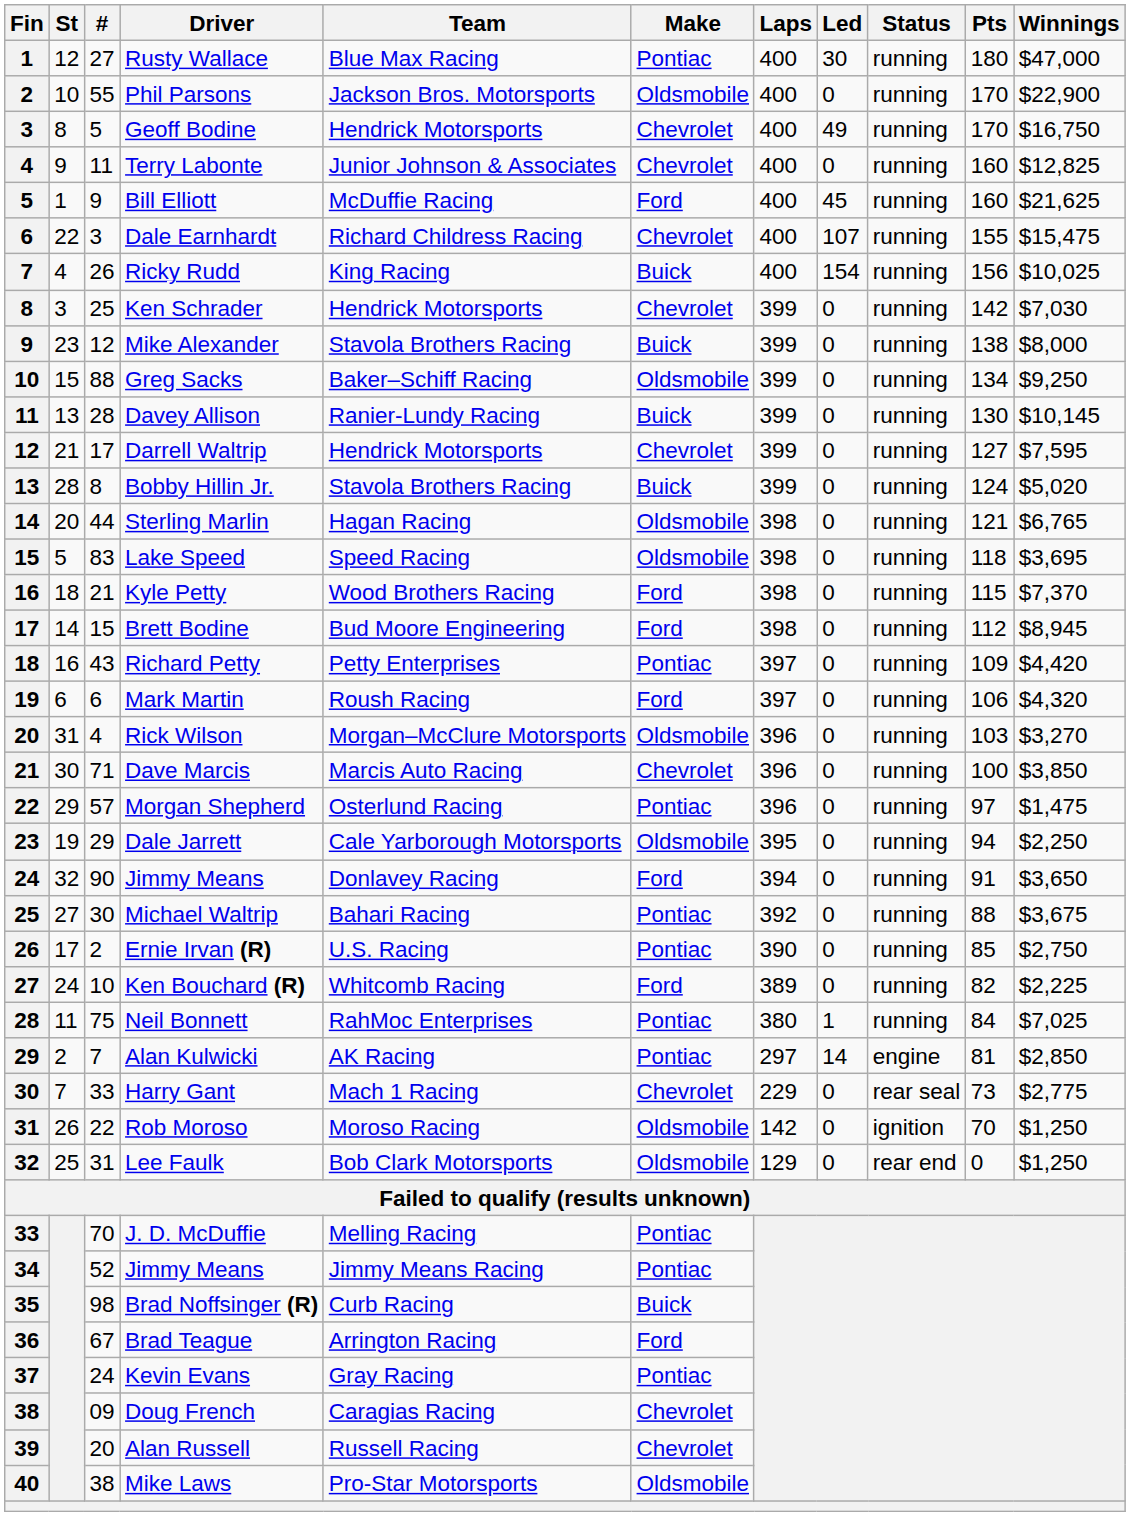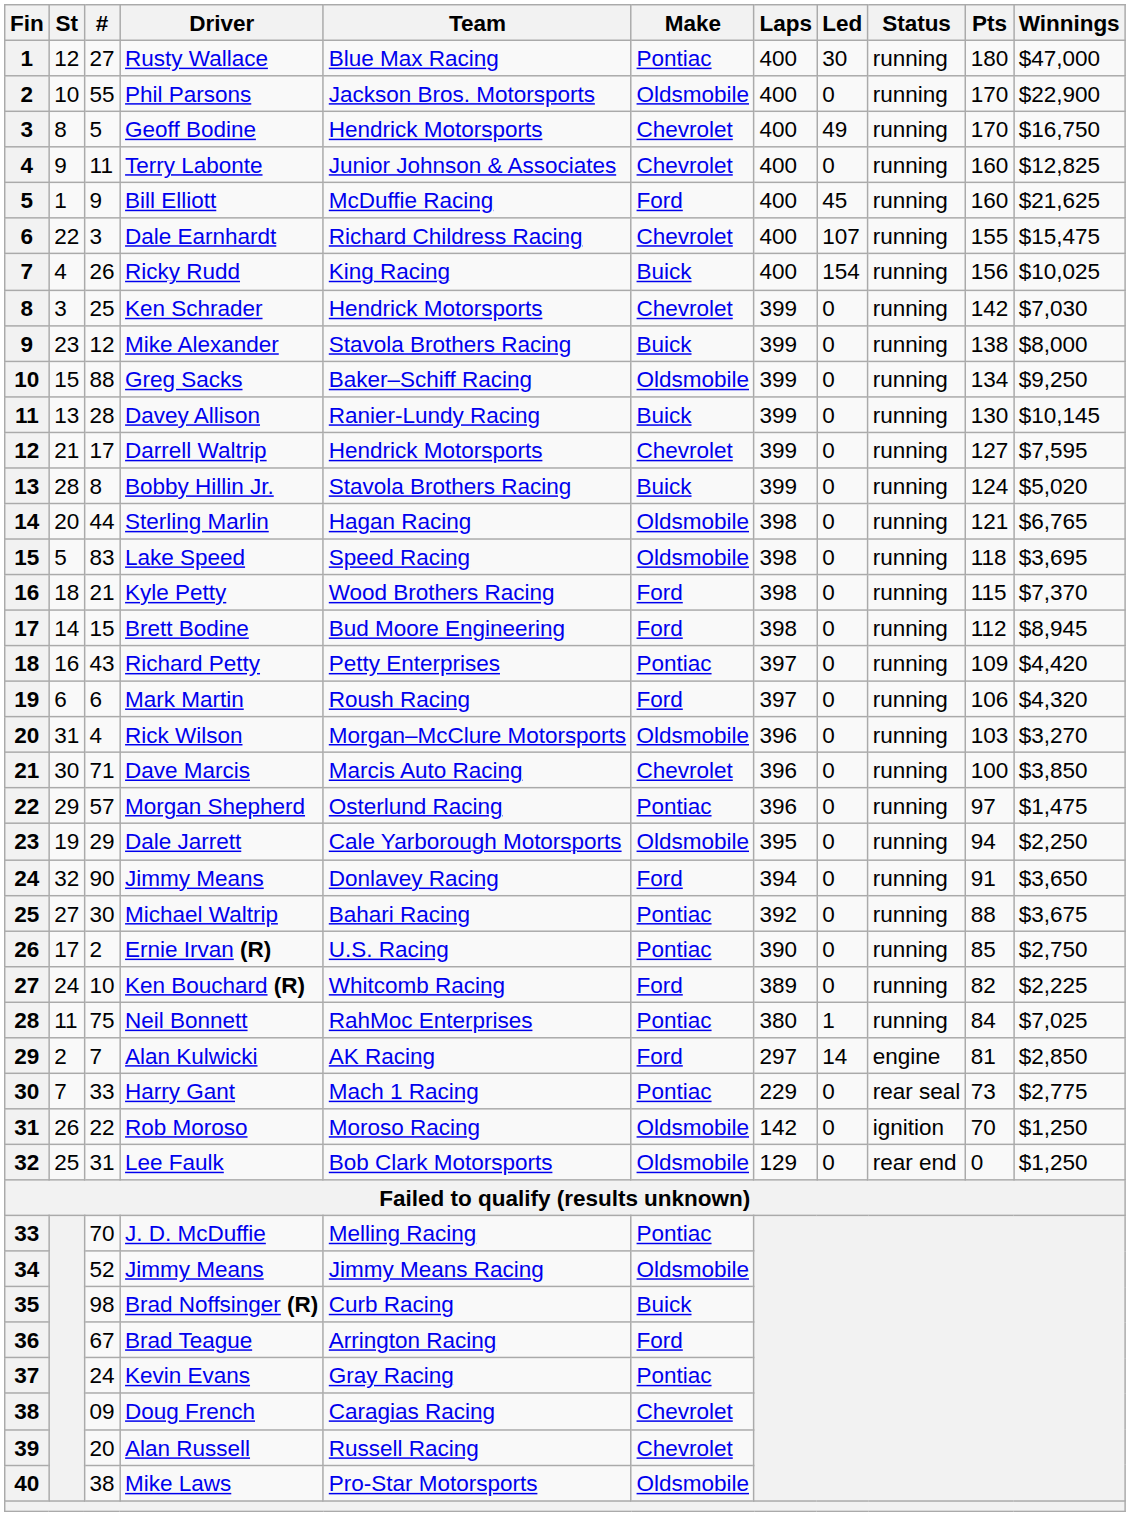(674, 1055) Pontiac -> (660, 1055) Ford
(685, 1091) Chevrolet -> (674, 1091) Pontiac
(674, 1269) Pontiac -> (693, 1269) Oldsmobile
